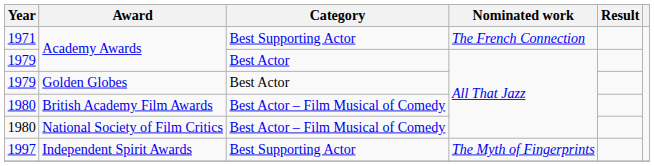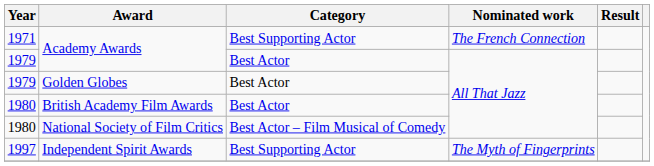(337, 104) Best Actor – Film Musical of Comedy -> (259, 104) Best Actor
